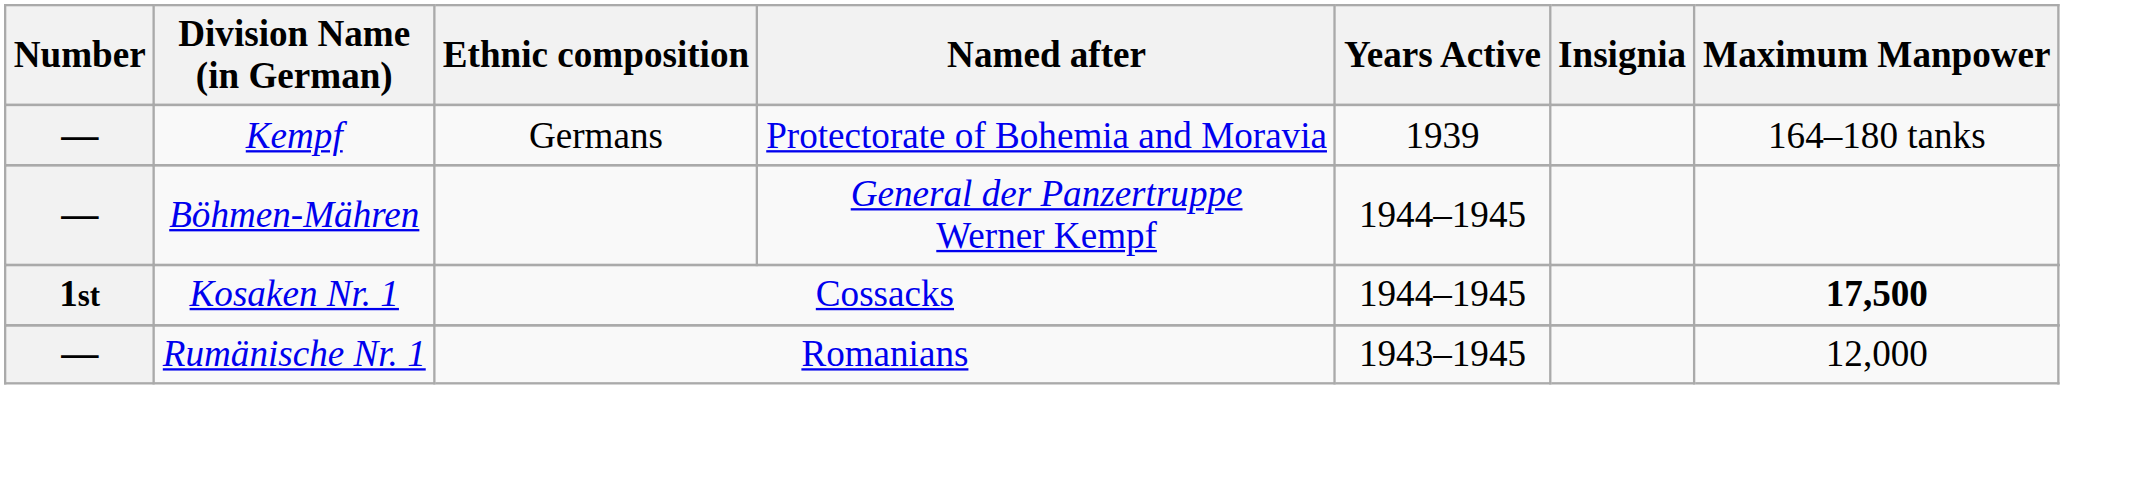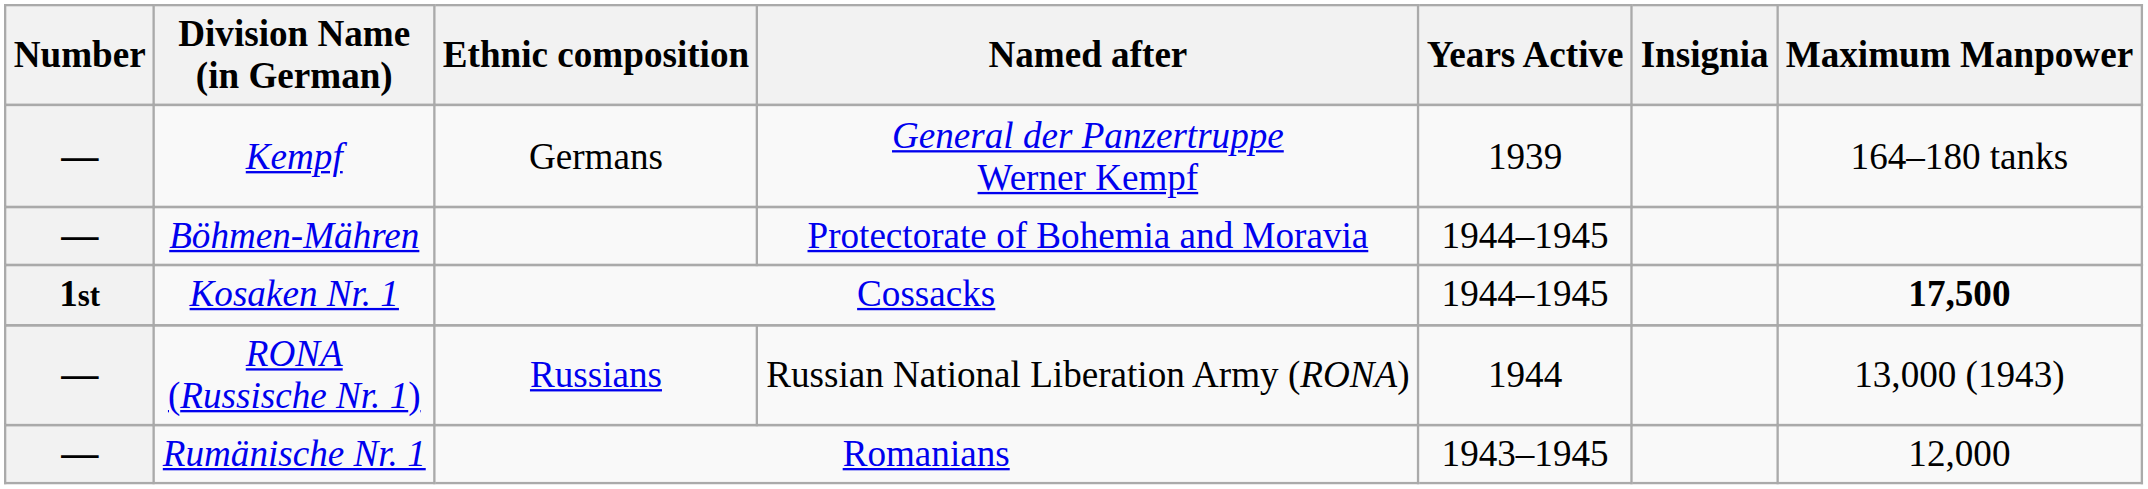(1047, 134) Protectorate of Bohemia and Moravia -> (1088, 155) General der Panzertruppe Werner Kempf
(1047, 214) General der Panzertruppe Werner Kempf -> (1088, 235) Protectorate of Bohemia and Moravia
+ row: (294, 373)
